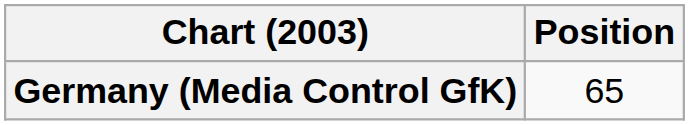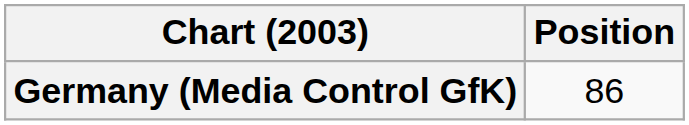(604, 89) 65 -> (604, 89) 86
